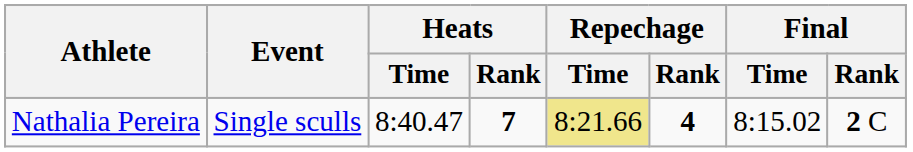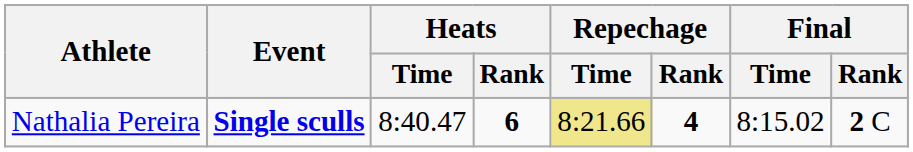(287, 122) normal -> (289, 122) bold
(509, 122) 7 -> (512, 122) 6
